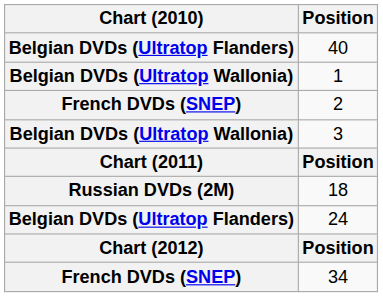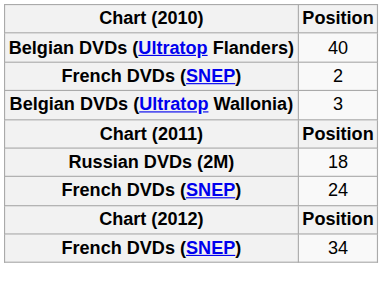- row: (338, 76)
(151, 219) Belgian DVDs (Ultratop Flanders) -> (151, 190) French DVDs (SNEP)
